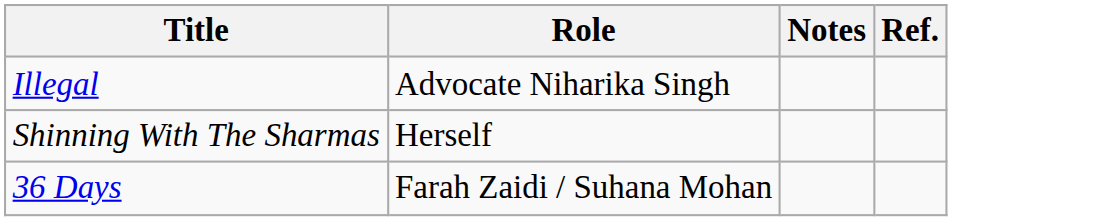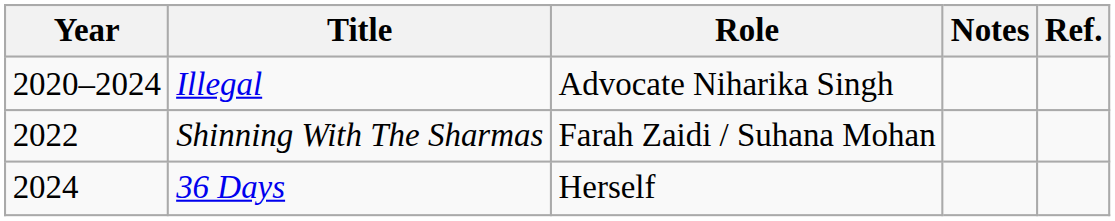+ column: (87, 30)
(443, 135) Herself -> (747, 135) Farah Zaidi / Suhana Mohan
(584, 187) Farah Zaidi / Suhana Mohan -> (607, 187) Herself
